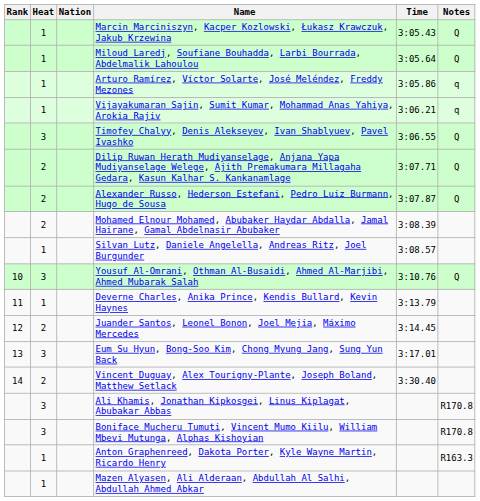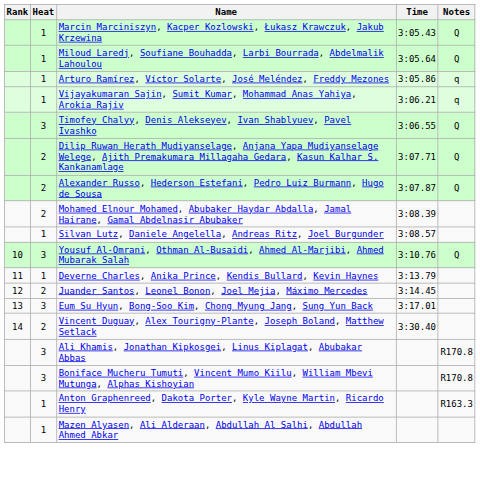- column: (75, 12)
